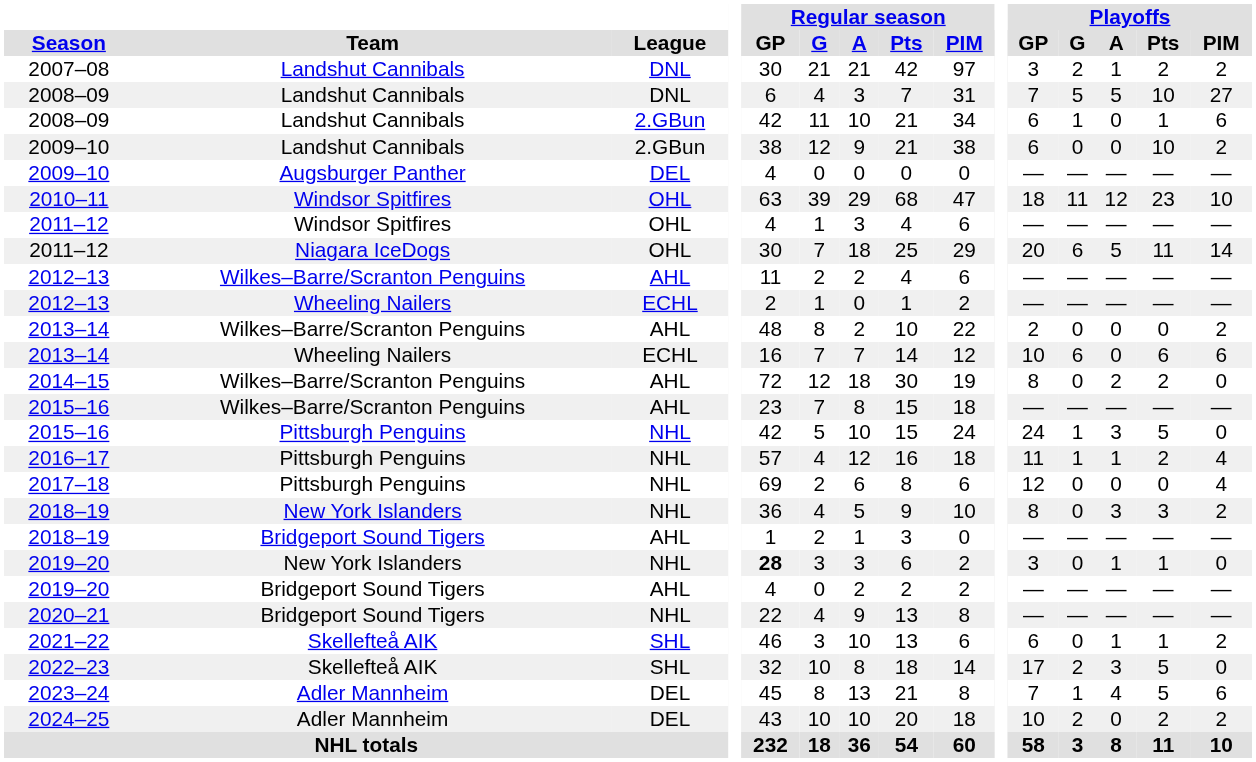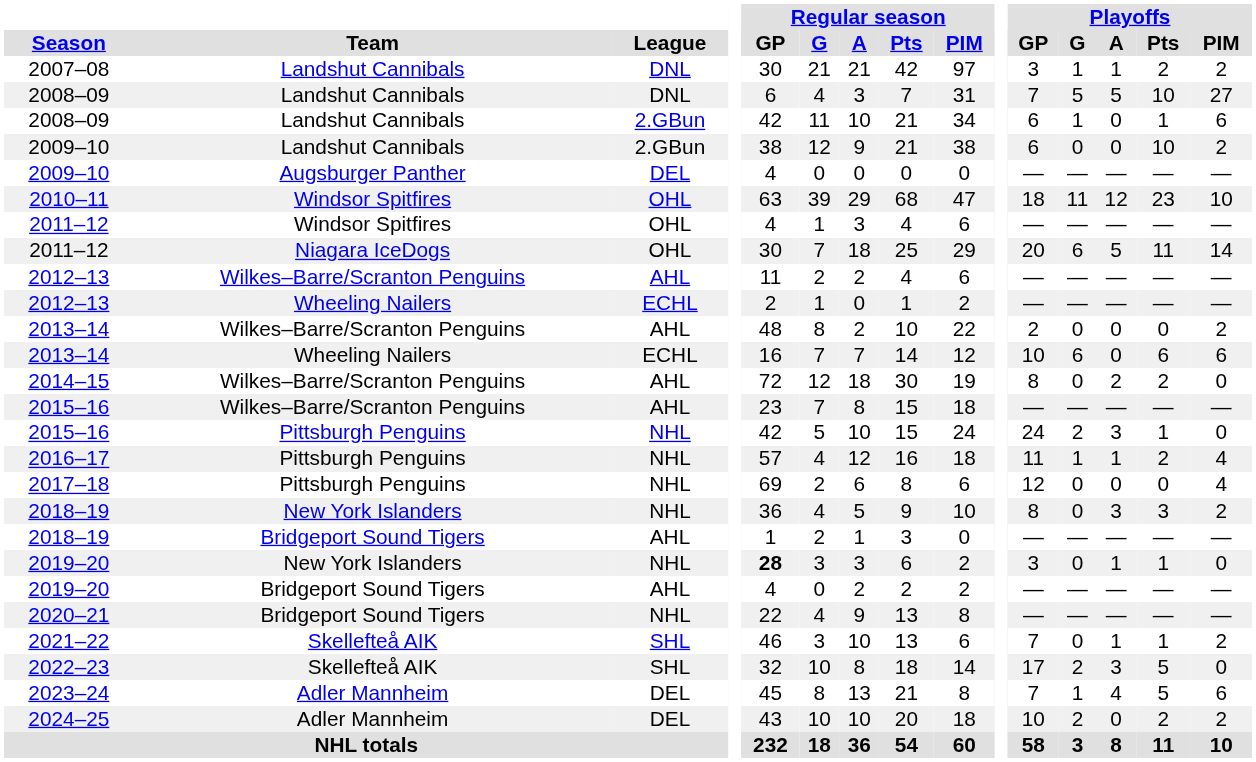(1077, 68) 2 -> (1077, 68) 1
(1077, 432) 1 -> (1077, 432) 2
(1163, 432) 5 -> (1163, 432) 1
(1033, 640) 6 -> (1033, 640) 7
